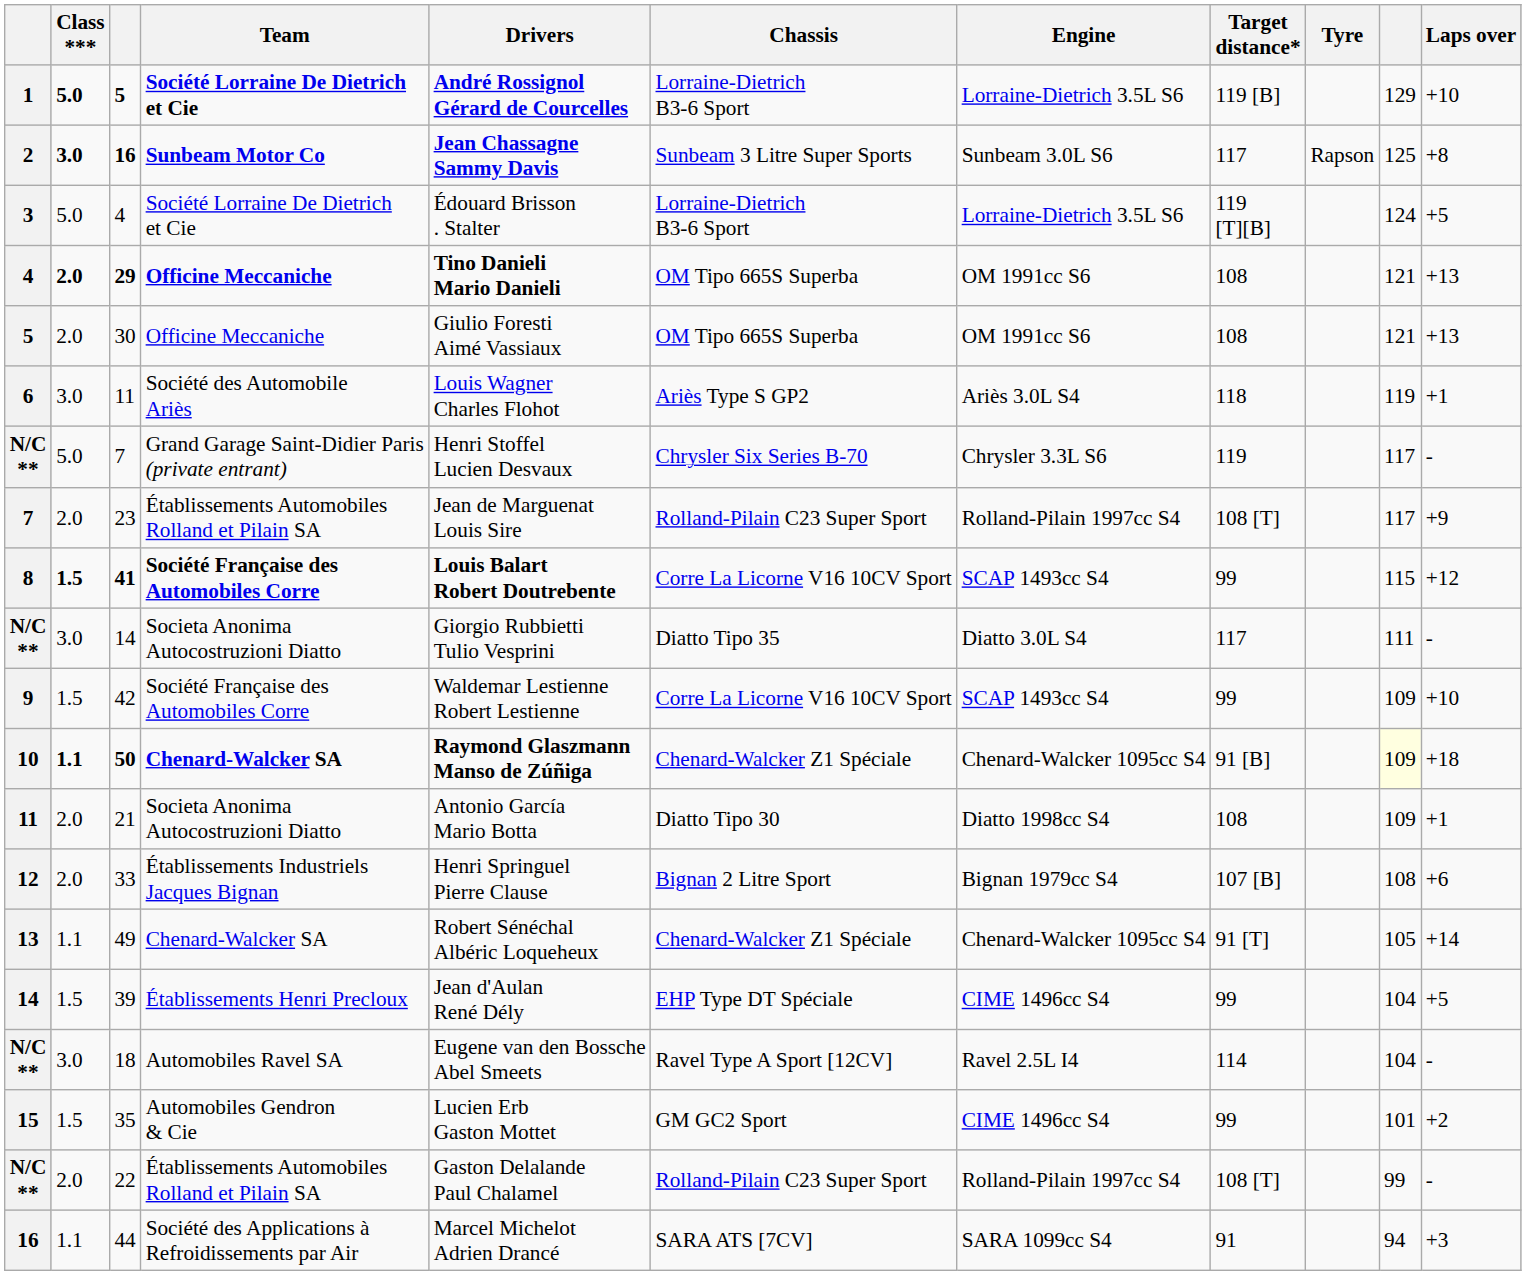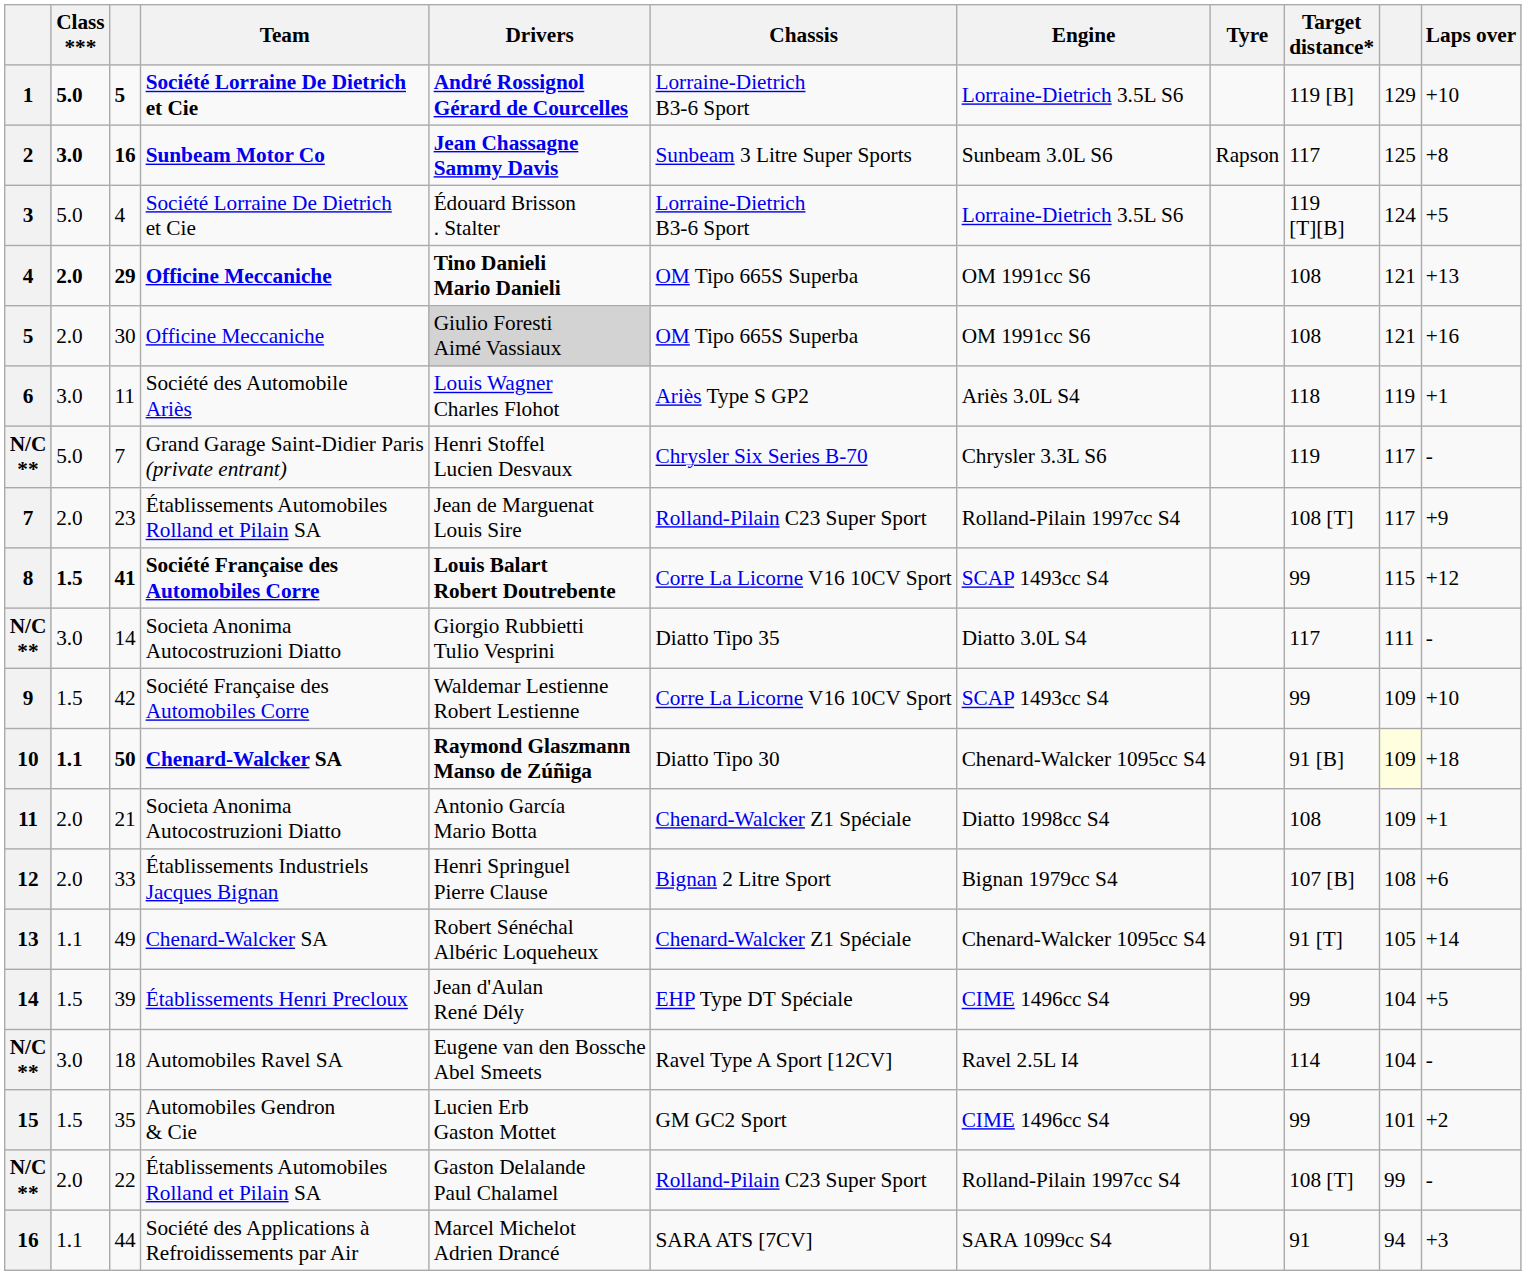columns swapped: (1342, 34) <-> (1258, 34)
(498, 336) no background -> (498, 336) lightgrey background
(1442, 336) +13 -> (1442, 336) +16
(783, 758) Chenard-Walcker Z1 Spéciale -> (718, 758) Diatto Tipo 30
(718, 818) Diatto Tipo 30 -> (783, 818) Chenard-Walcker Z1 Spéciale
